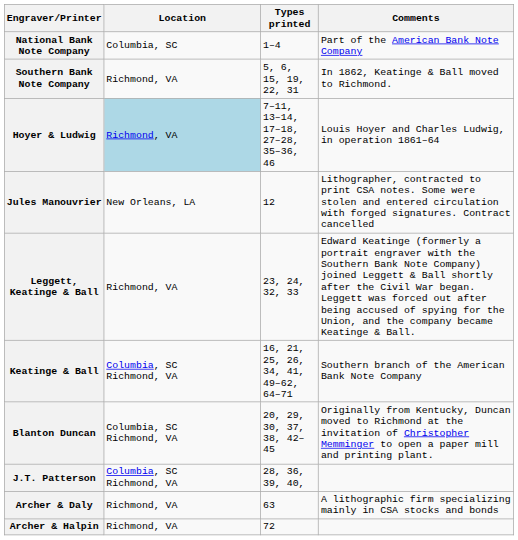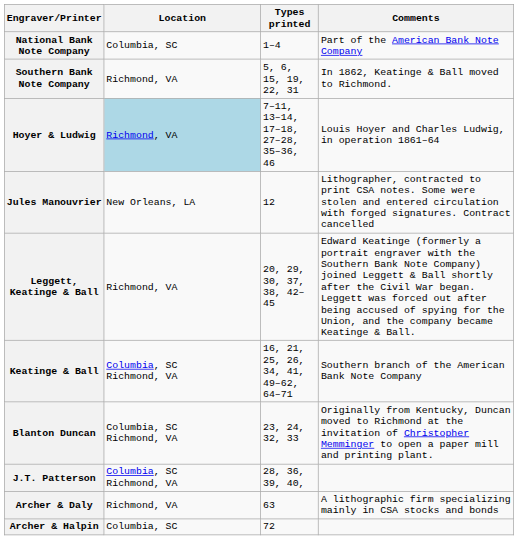(284, 287) 23, 24, 32, 33 -> (284, 287) 20, 29, 30, 37, 38, 42–45
(284, 433) 20, 29, 30, 37, 38, 42–45 -> (284, 433) 23, 24, 32, 33
(142, 527) Richmond, VA -> (142, 527) Columbia, SC
